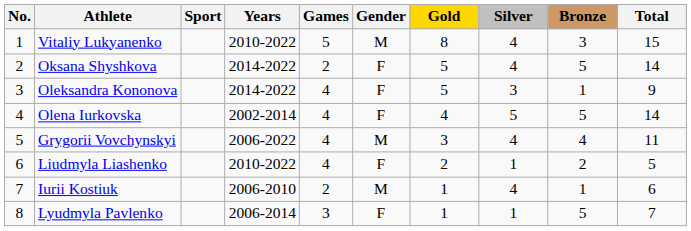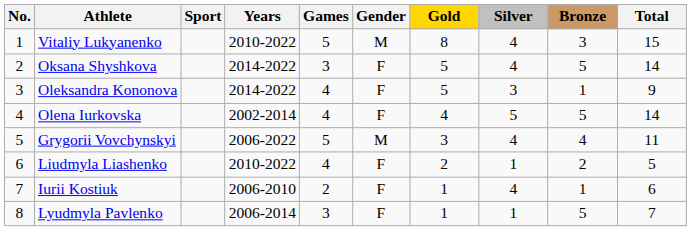(326, 66) 2 -> (326, 66) 3
(326, 139) 4 -> (326, 139) 5
(381, 189) M -> (381, 189) F
